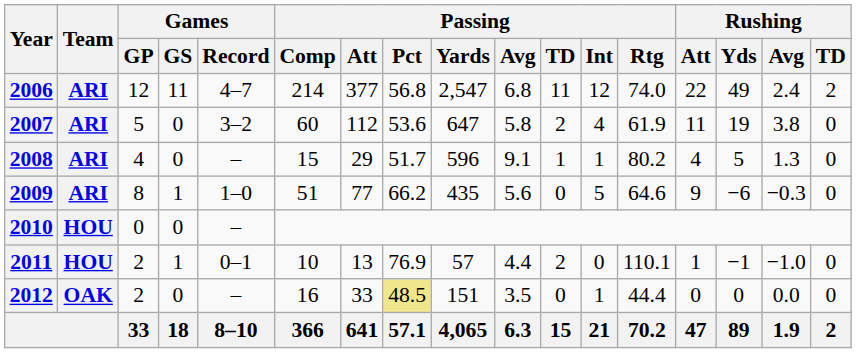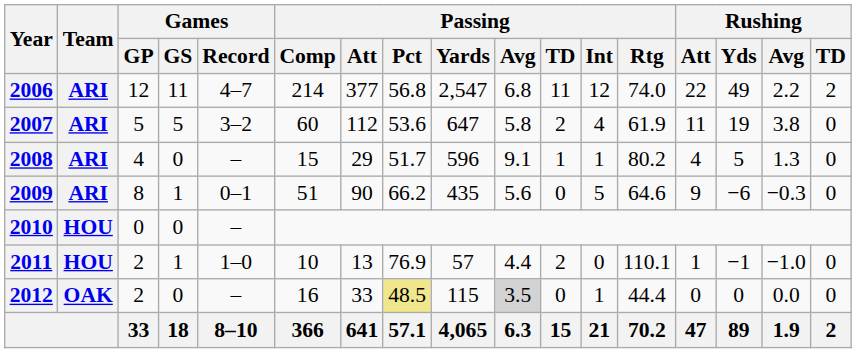(786, 90) 2.4 -> (786, 90) 2.2
(178, 124) 0 -> (178, 124) 5
(236, 192) 1–0 -> (236, 192) 0–1
(362, 192) 77 -> (362, 192) 90
(236, 261) 0–1 -> (236, 261) 1–0
(463, 295) 151 -> (463, 295) 115
(518, 295) no background -> (518, 295) lightgrey background
